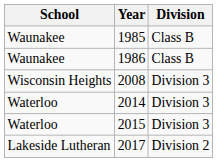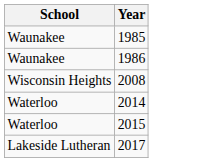- column: (180, 15)
